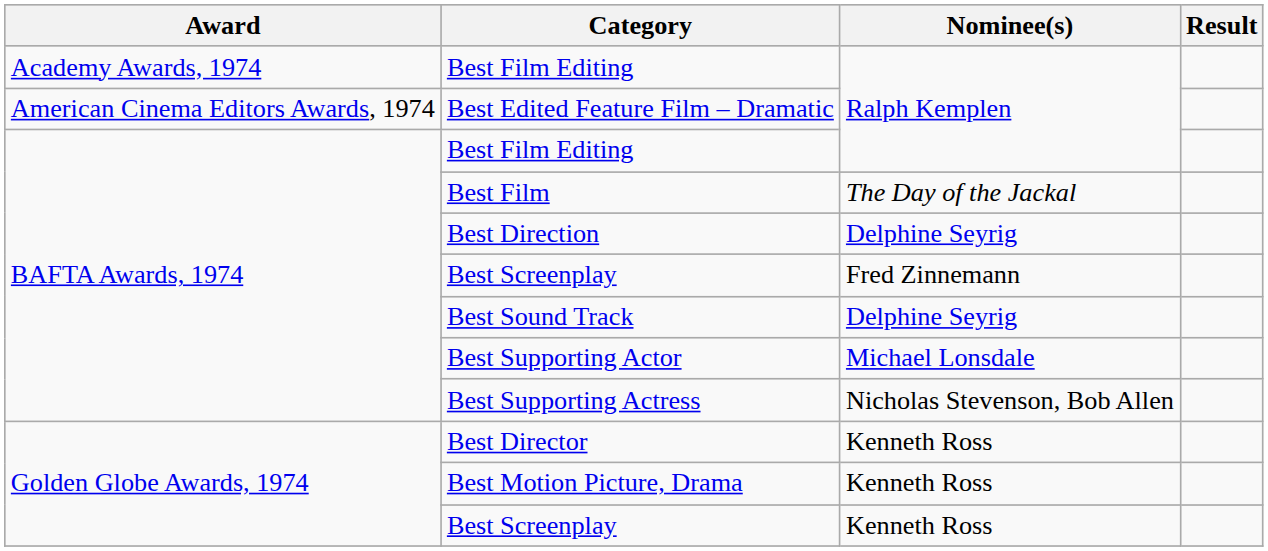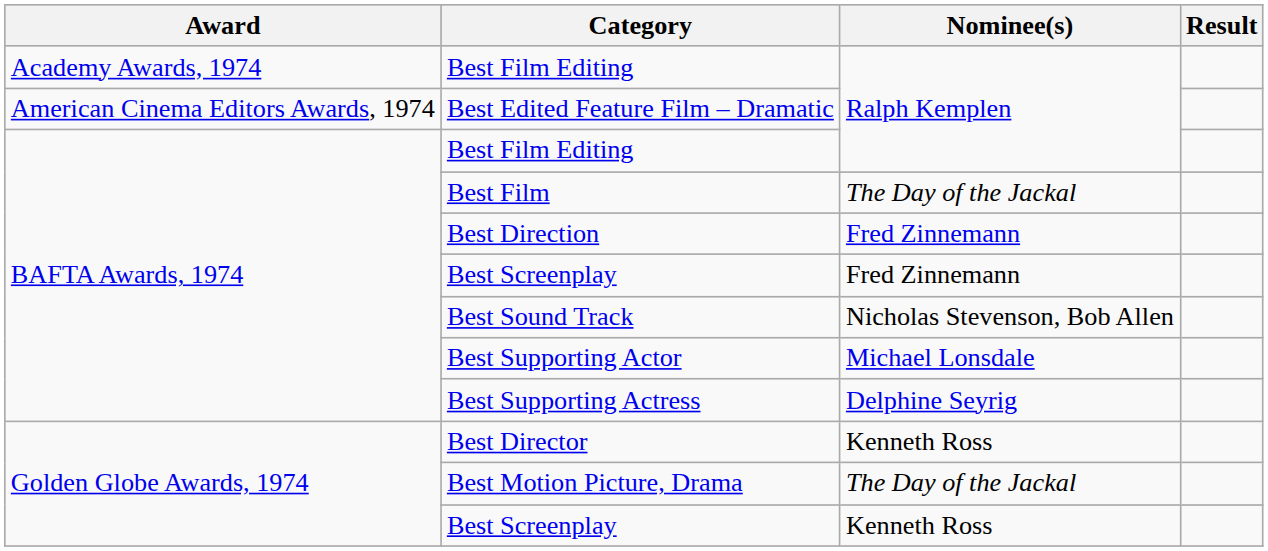(932, 233) Delphine Seyrig -> (933, 233) Fred Zinnemann
(932, 316) Delphine Seyrig -> (1010, 316) Nicholas Stevenson, Bob Allen
(1010, 399) Nicholas Stevenson, Bob Allen -> (932, 399) Delphine Seyrig
(919, 483) Kenneth Ross -> (961, 483) The Day of the Jackal
